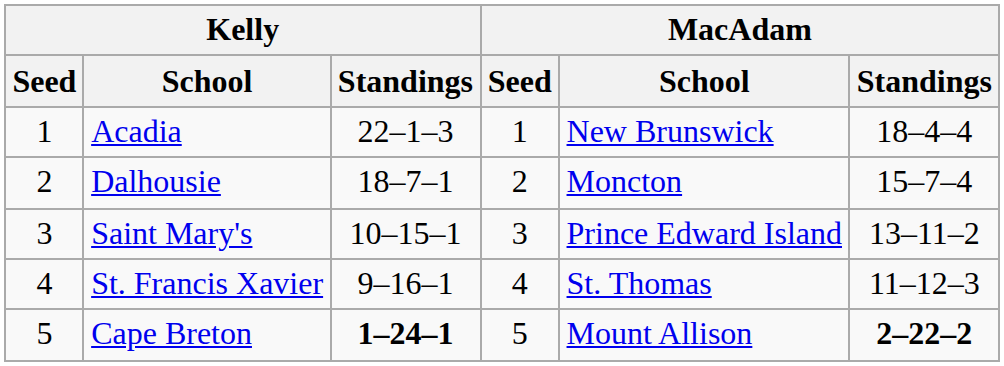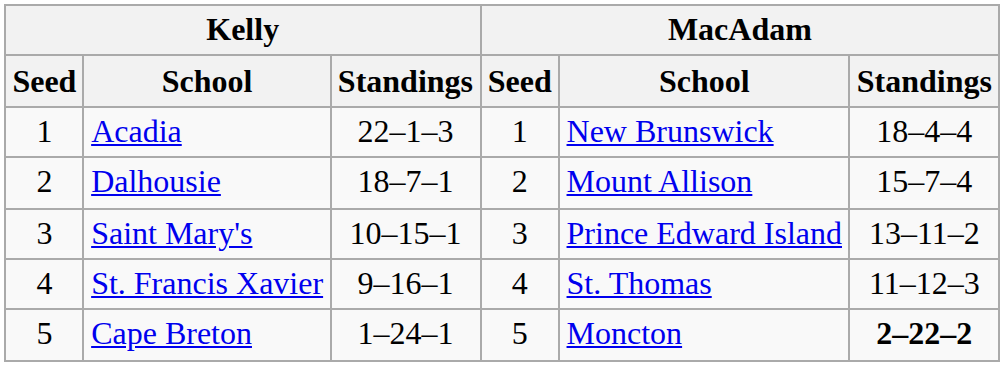(624, 182) Moncton -> (659, 182) Mount Allison
(405, 334) bold -> (405, 334) normal
(659, 334) Mount Allison -> (624, 334) Moncton
